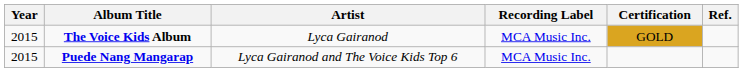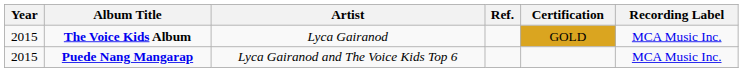columns swapped: (546, 15) <-> (720, 15)
